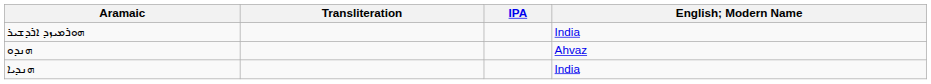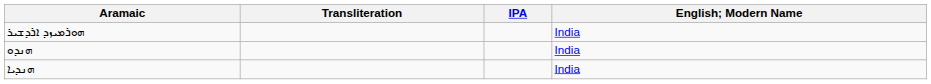(571, 50) Ahvaz -> (567, 50) India
